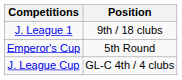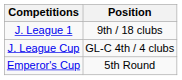rows swapped: (44, 48) <-> (44, 65)
